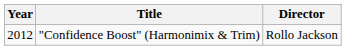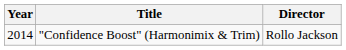(20, 34) 2012 -> (20, 34) 2014
